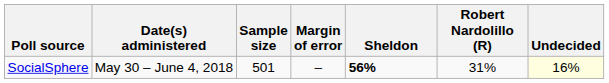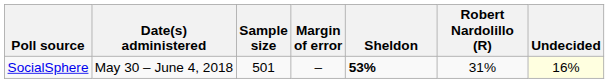(362, 67) 56% -> (362, 67) 53%
